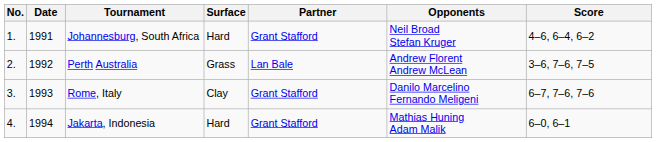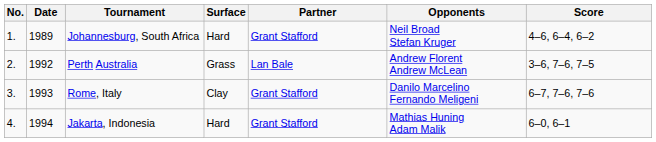(41, 36) 1991 -> (41, 36) 1989
